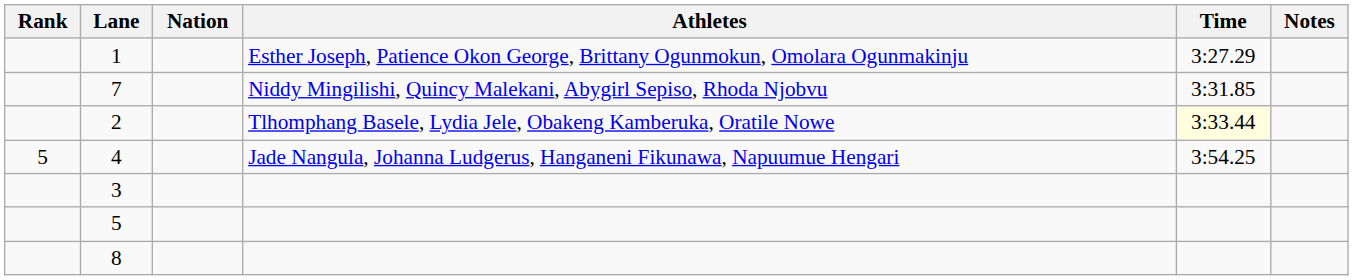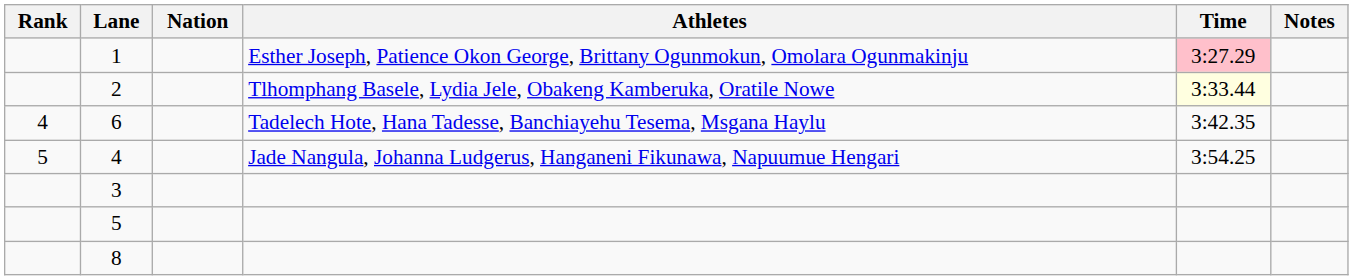(1223, 55) no background -> (1223, 55) pink background
- row: (116, 88)
+ row: (116, 122)
